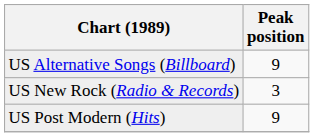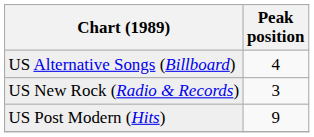(276, 63) 9 -> (276, 63) 4
